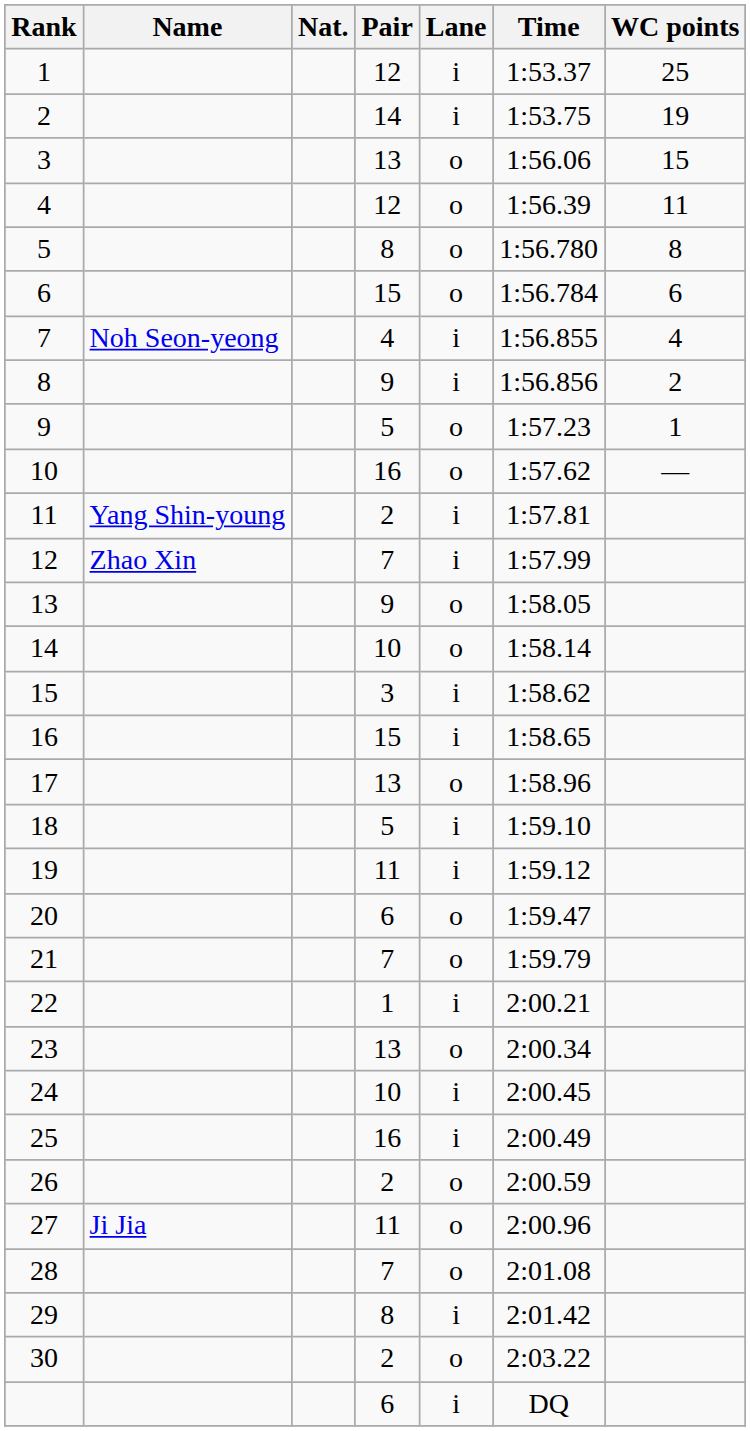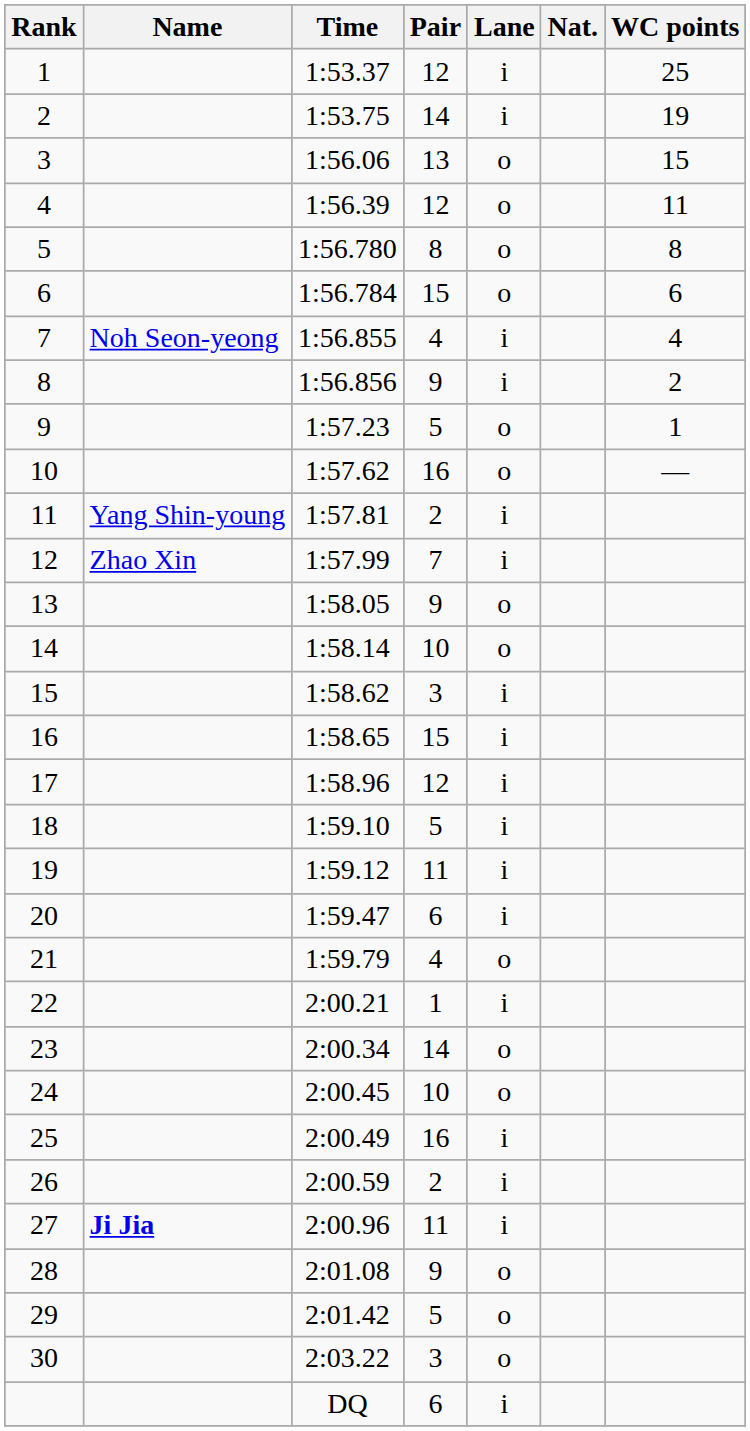columns swapped: (323, 26) <-> (549, 26)
(387, 781) 13 -> (435, 781) 12
(456, 781) o -> (504, 781) i
(456, 914) o -> (504, 914) i
(387, 959) 7 -> (435, 959) 4
(387, 1048) 13 -> (435, 1048) 14
(456, 1092) i -> (504, 1092) o
(456, 1181) o -> (504, 1181) i
(118, 1225) normal -> (122, 1225) bold
(456, 1225) o -> (504, 1225) i
(387, 1270) 7 -> (435, 1270) 9
(387, 1314) 8 -> (435, 1314) 5
(456, 1314) i -> (504, 1314) o
(387, 1358) 2 -> (435, 1358) 3
